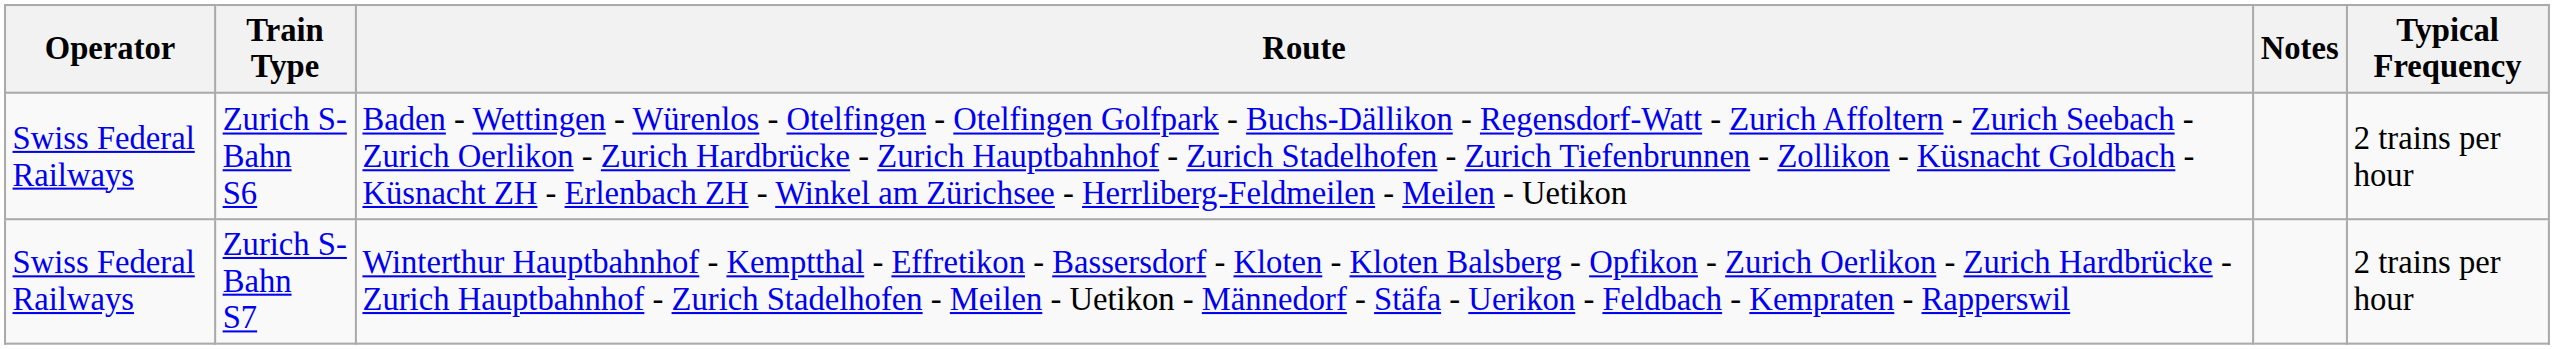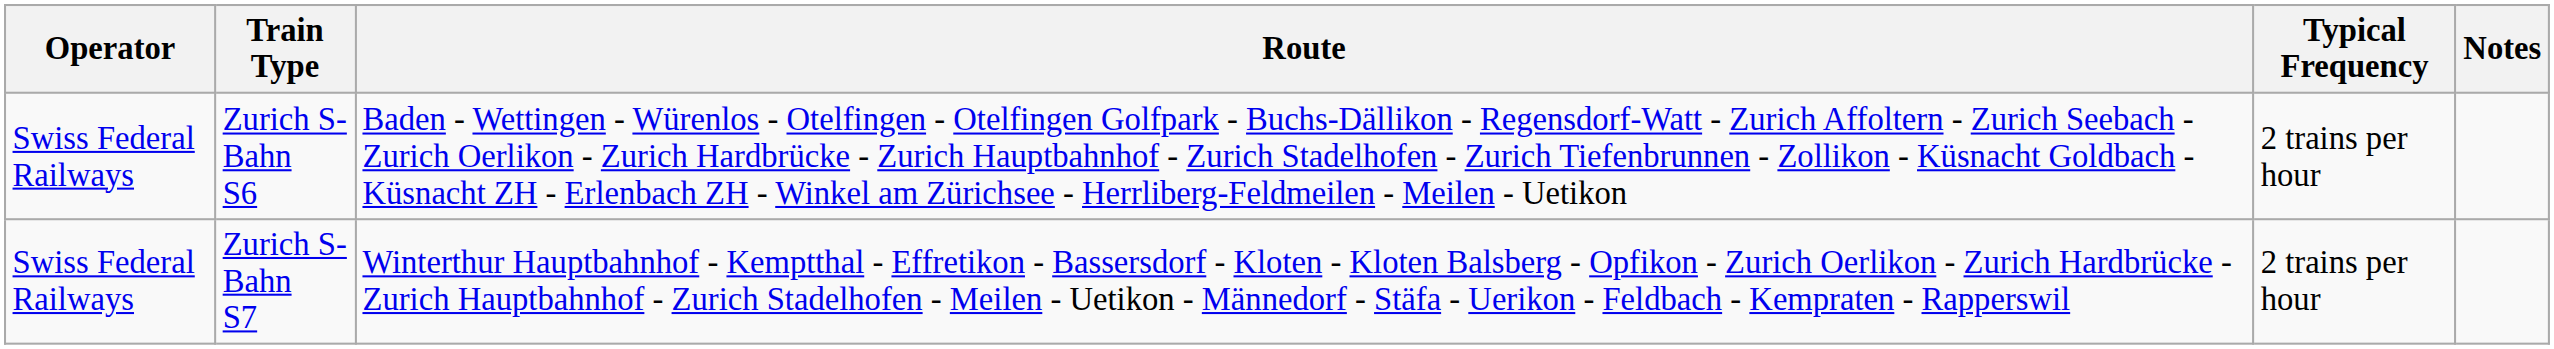columns swapped: (2448, 48) <-> (2300, 48)
